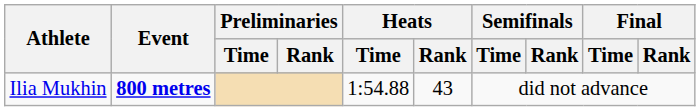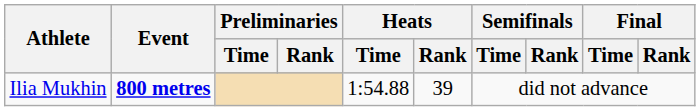(443, 89) 43 -> (443, 89) 39
